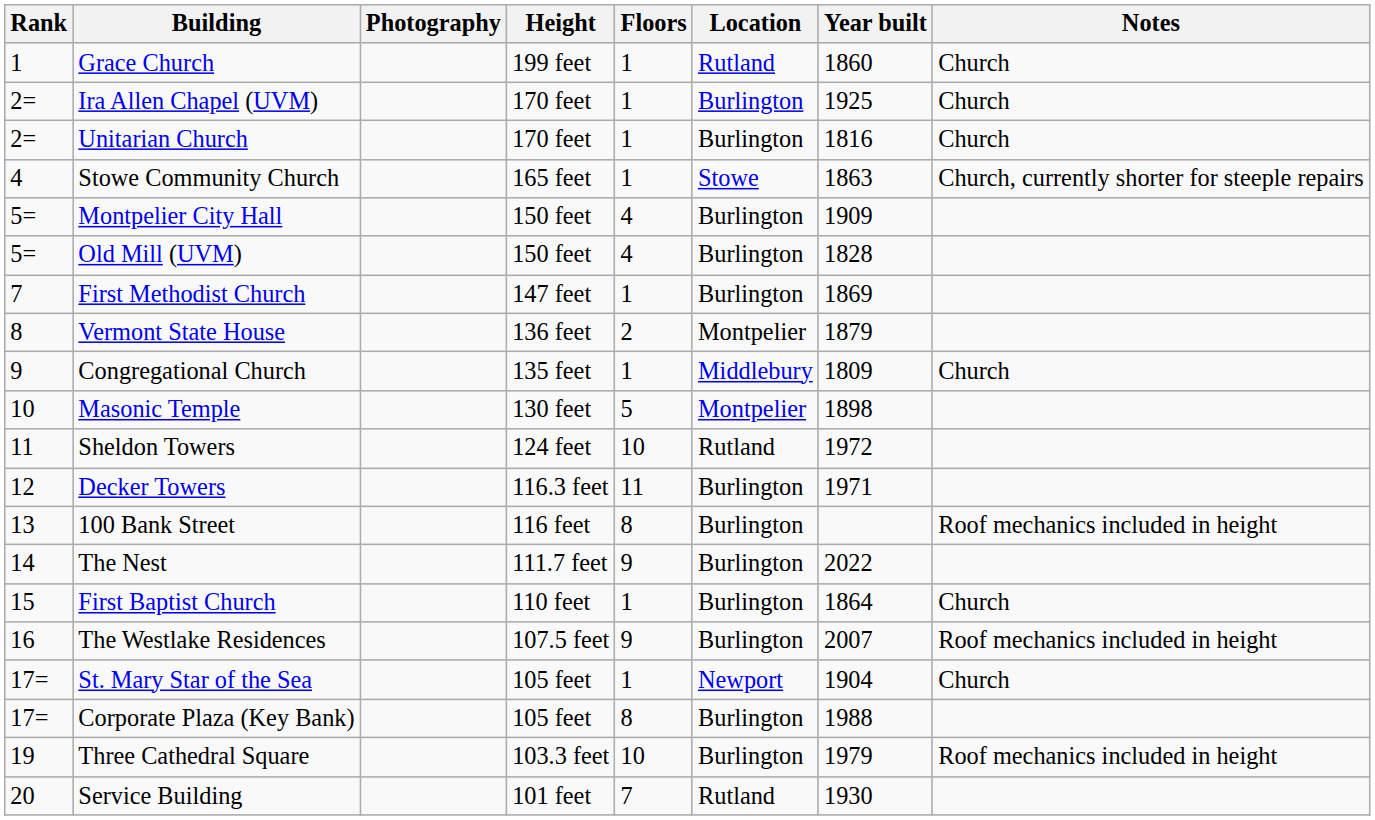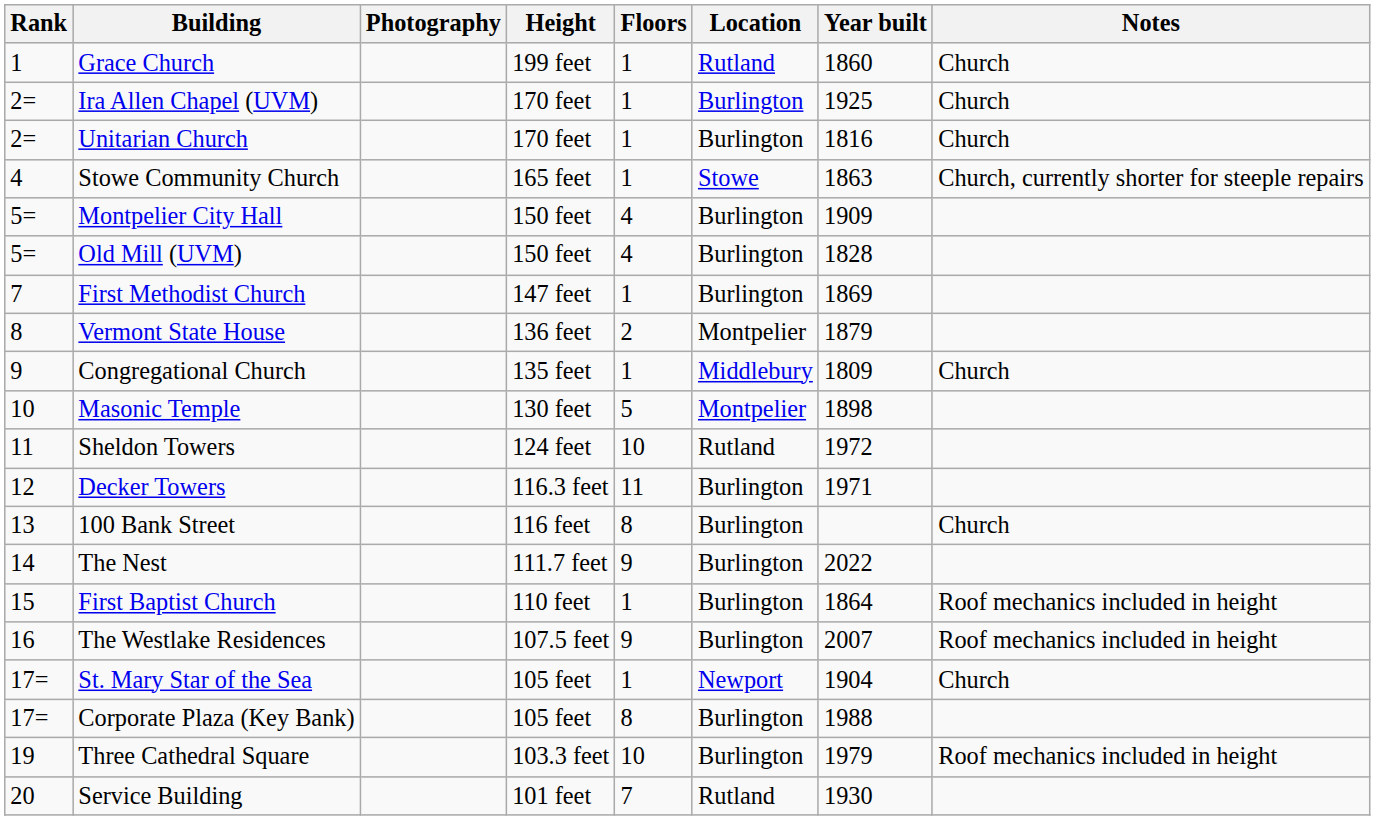(1108, 525) Roof mechanics included in height -> (974, 525) Church
(974, 602) Church -> (1108, 602) Roof mechanics included in height
